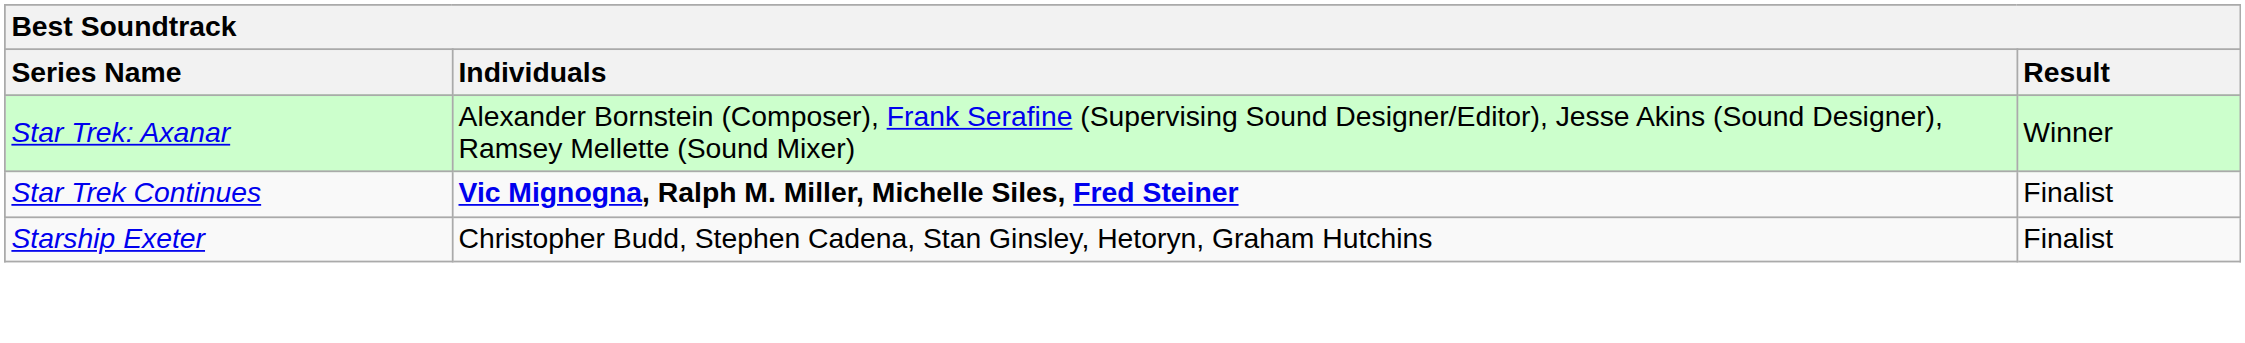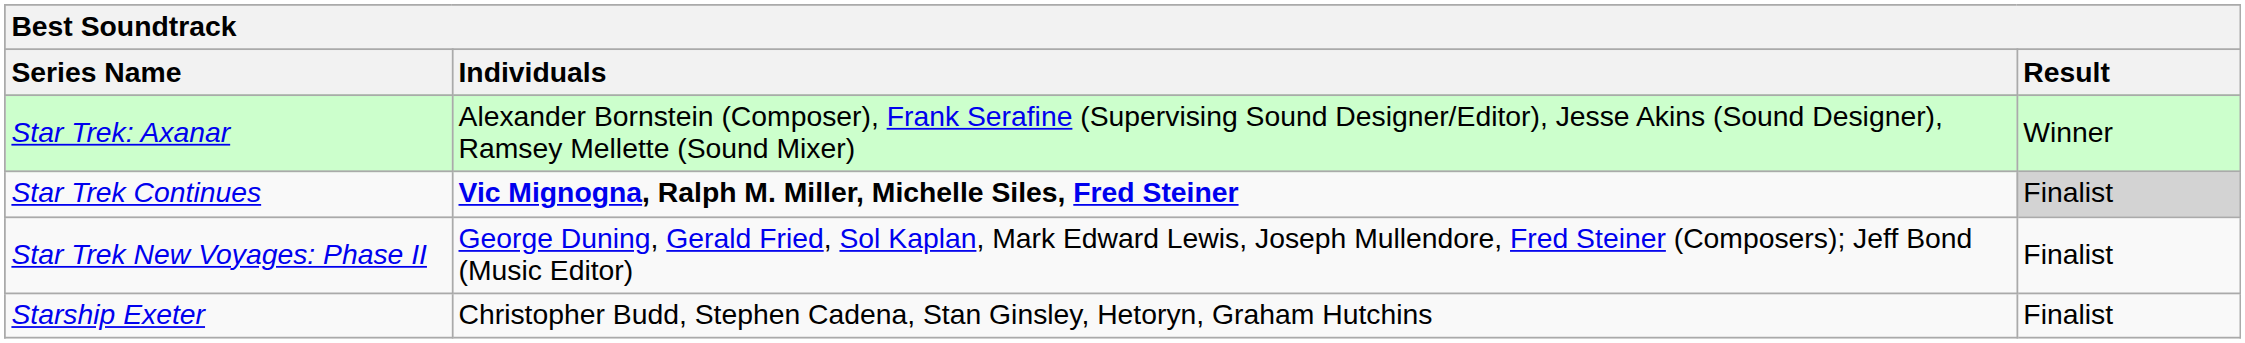(2068, 193) no background -> (2068, 193) lightgrey background
+ row: (219, 254)
